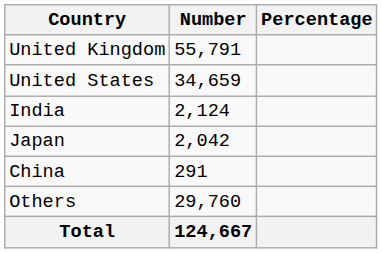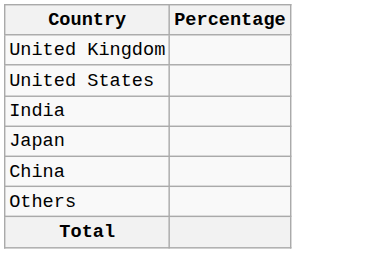- column: (213, 20)
